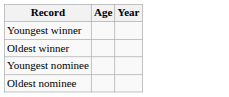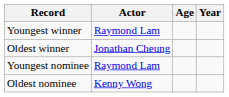+ column: (132, 13)
